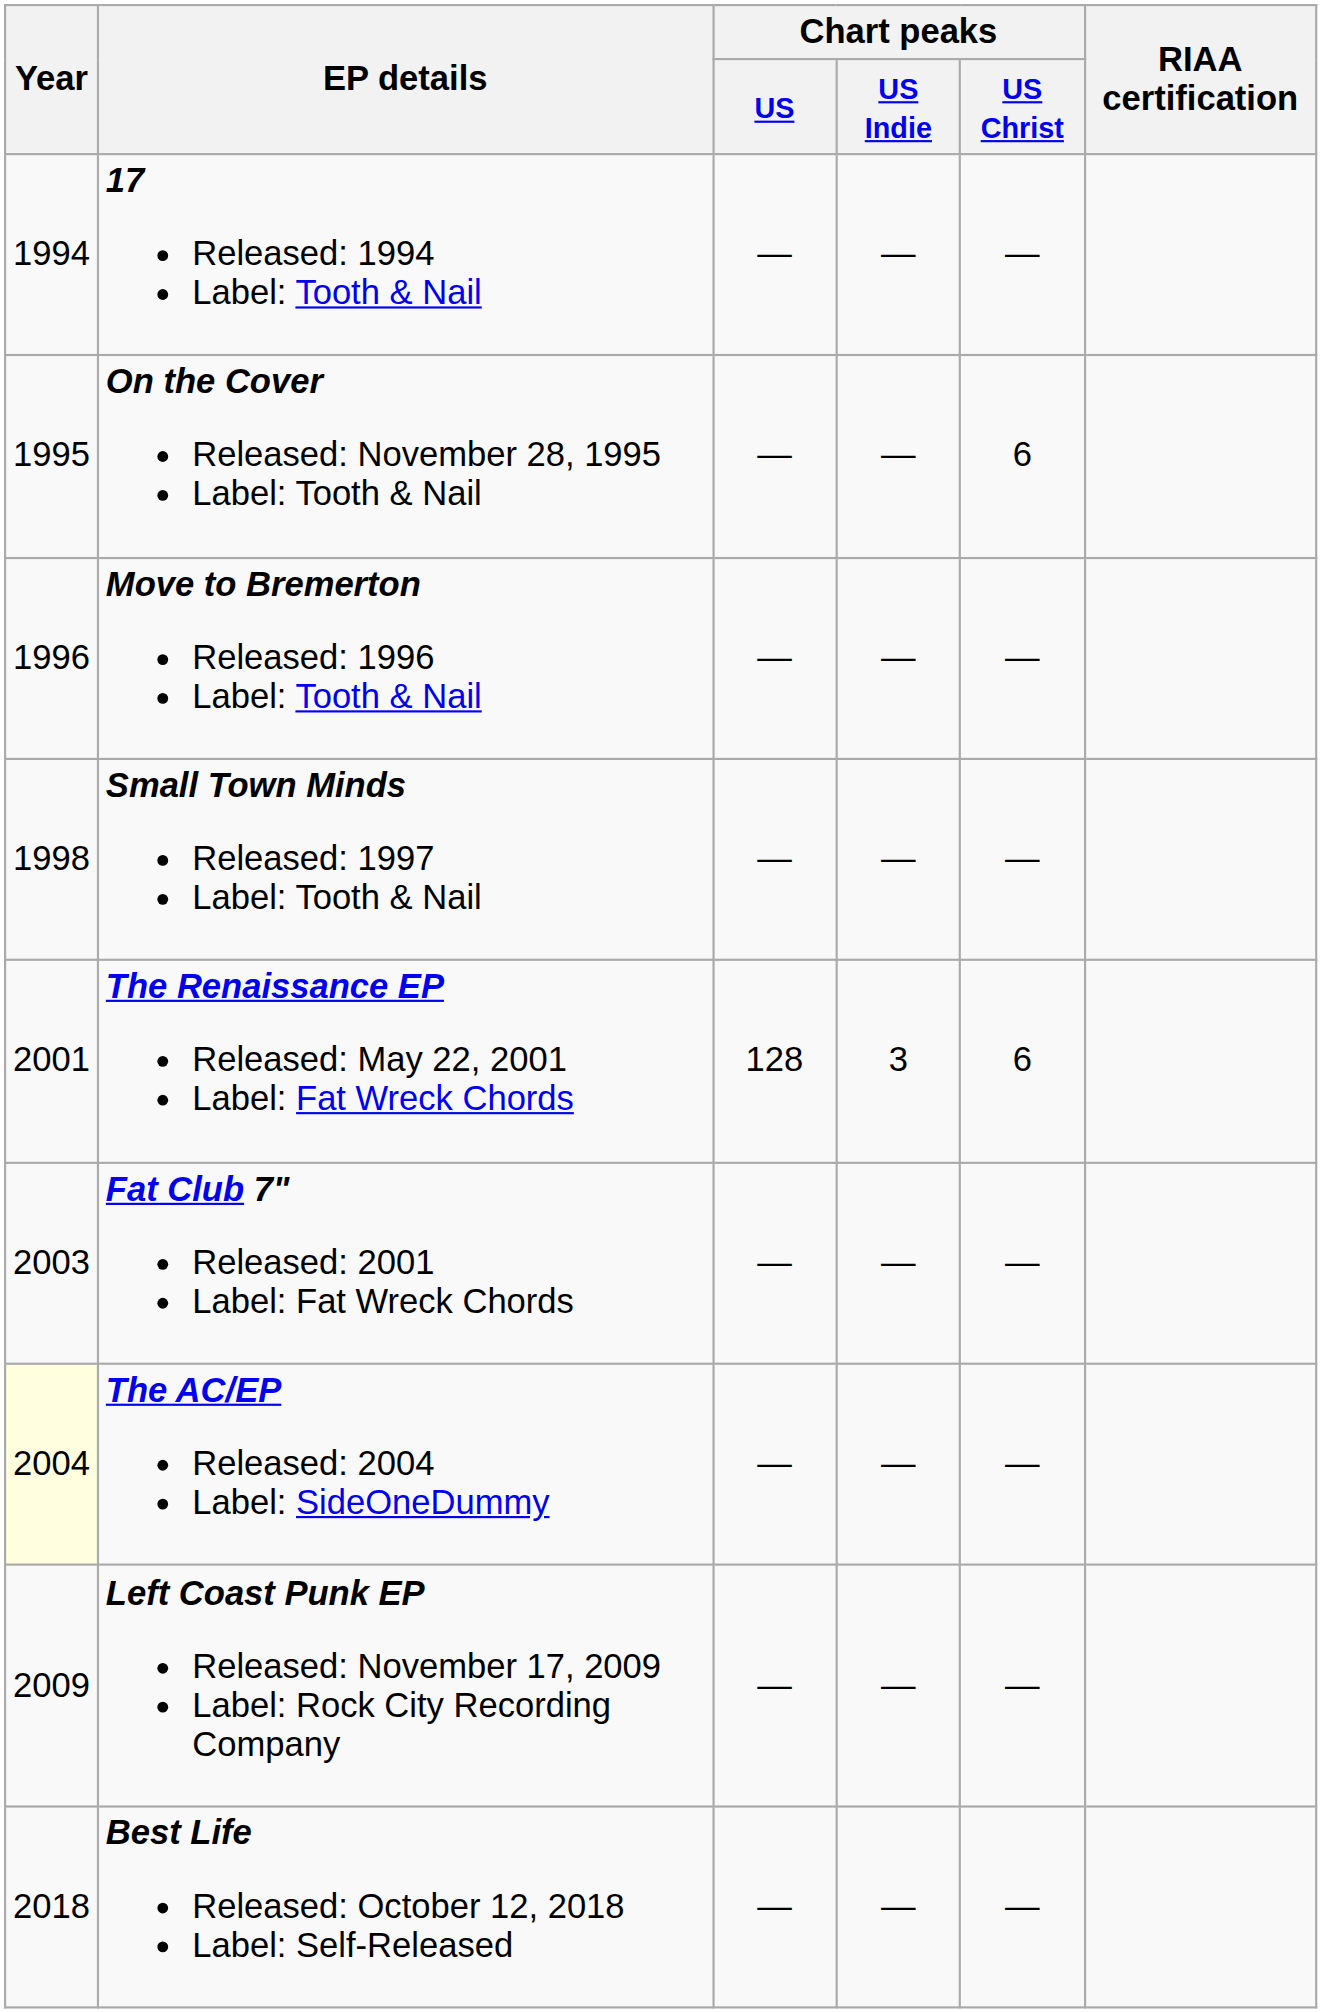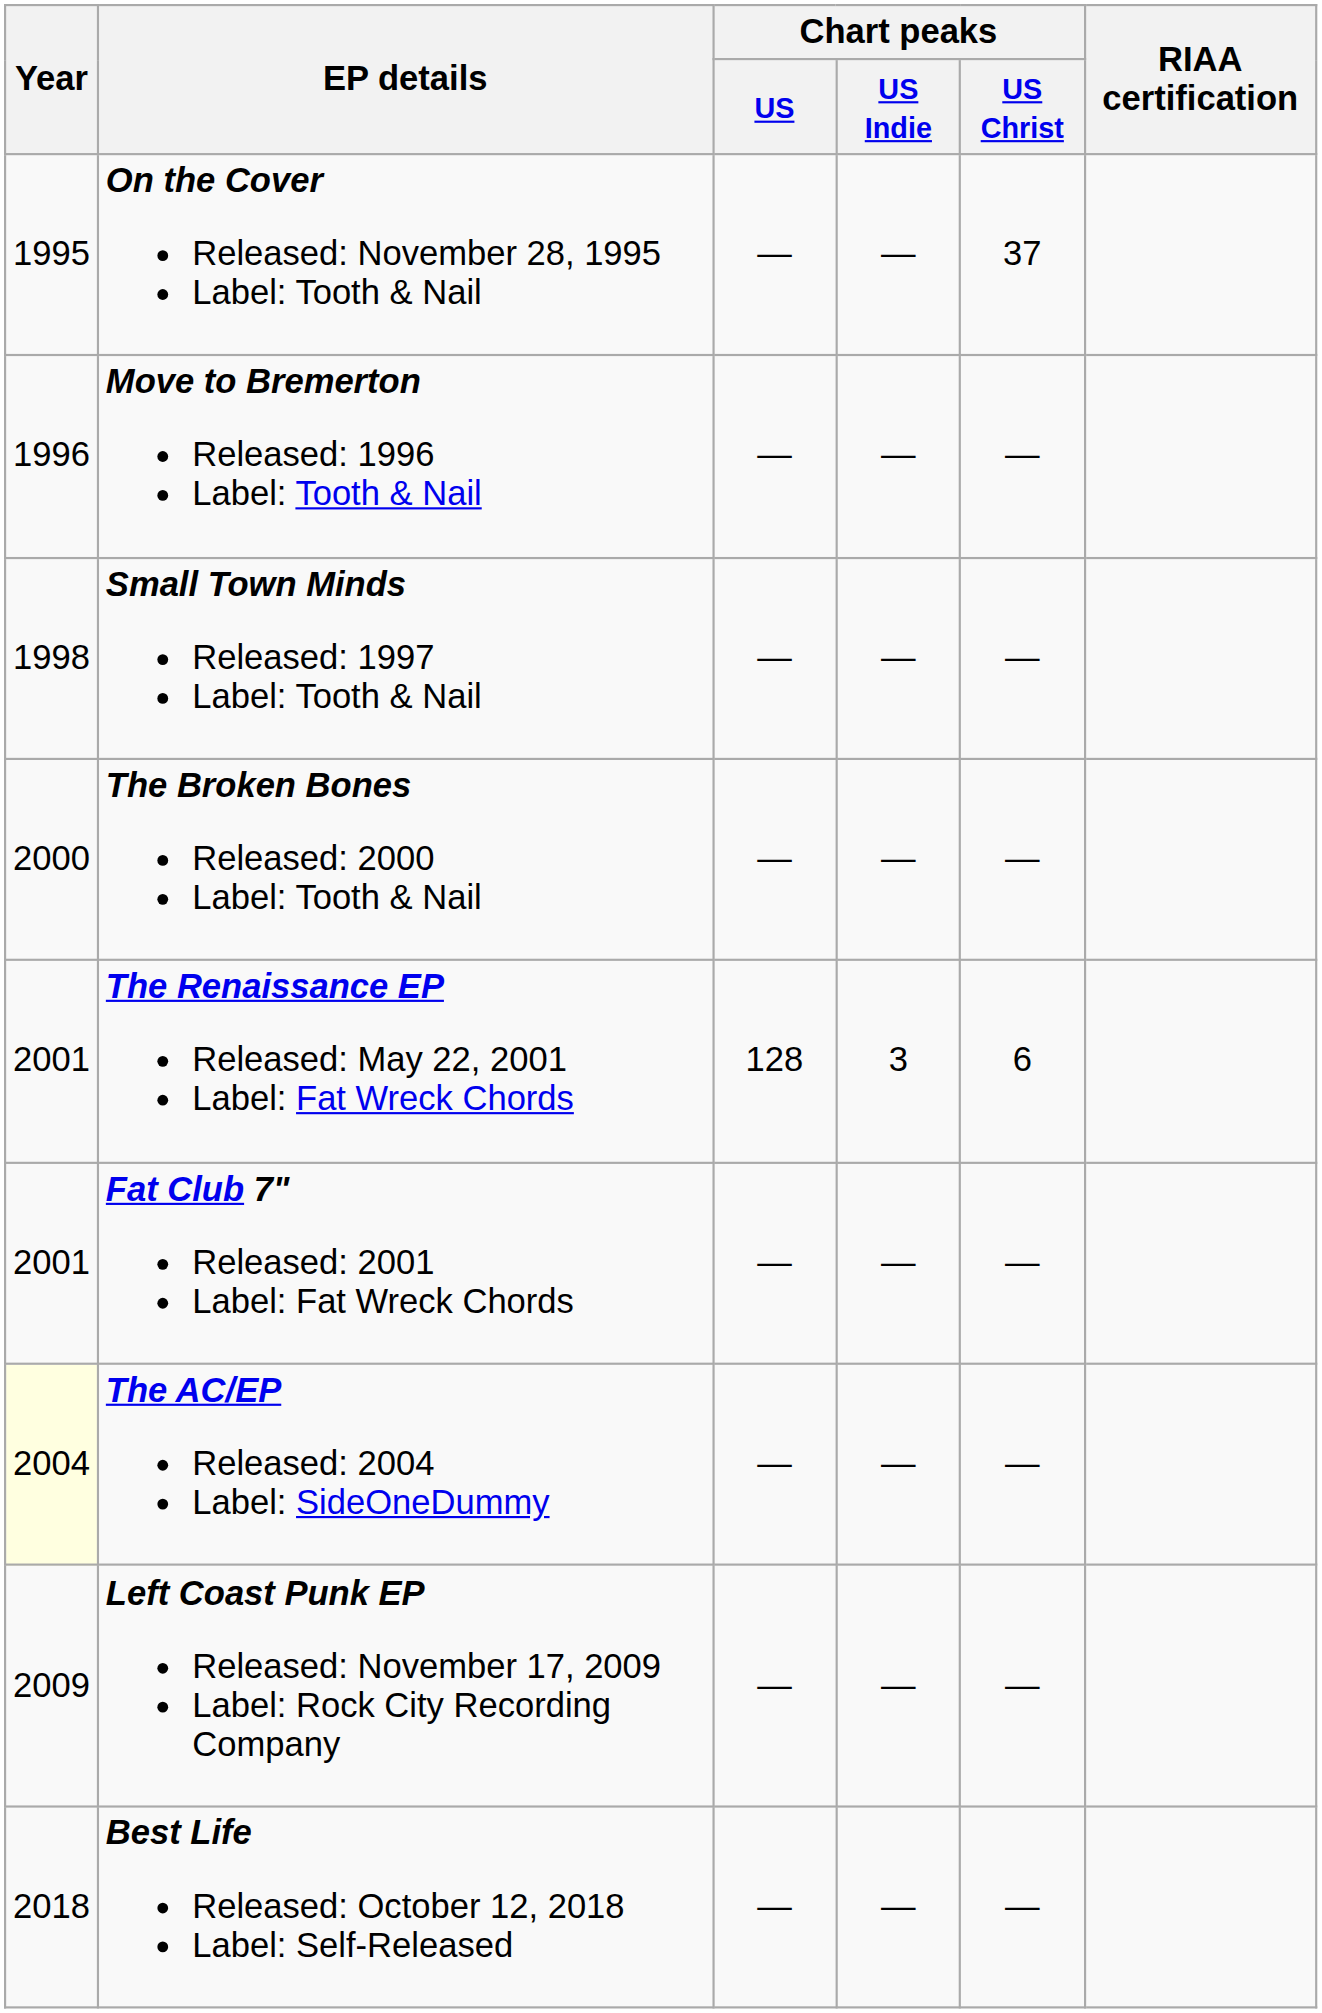- row: (405, 237)
(1022, 455) 6 -> (1022, 253) 37
+ row: (405, 842)
(51, 1262) 2003 -> (51, 1262) 2001
